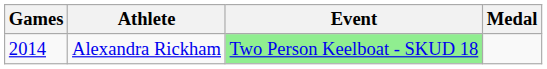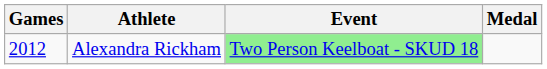(27, 48) 2014 -> (27, 48) 2012
